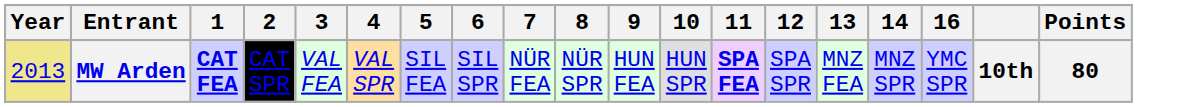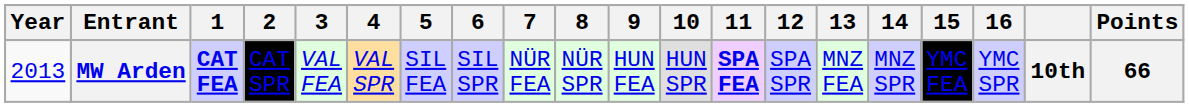+ column: (947, 23)
(38, 71) khaki background -> (38, 71) no background
(1085, 71) 80 -> (1137, 71) 66
